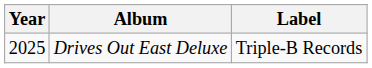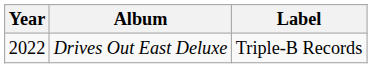(27, 47) 2025 -> (27, 47) 2022
